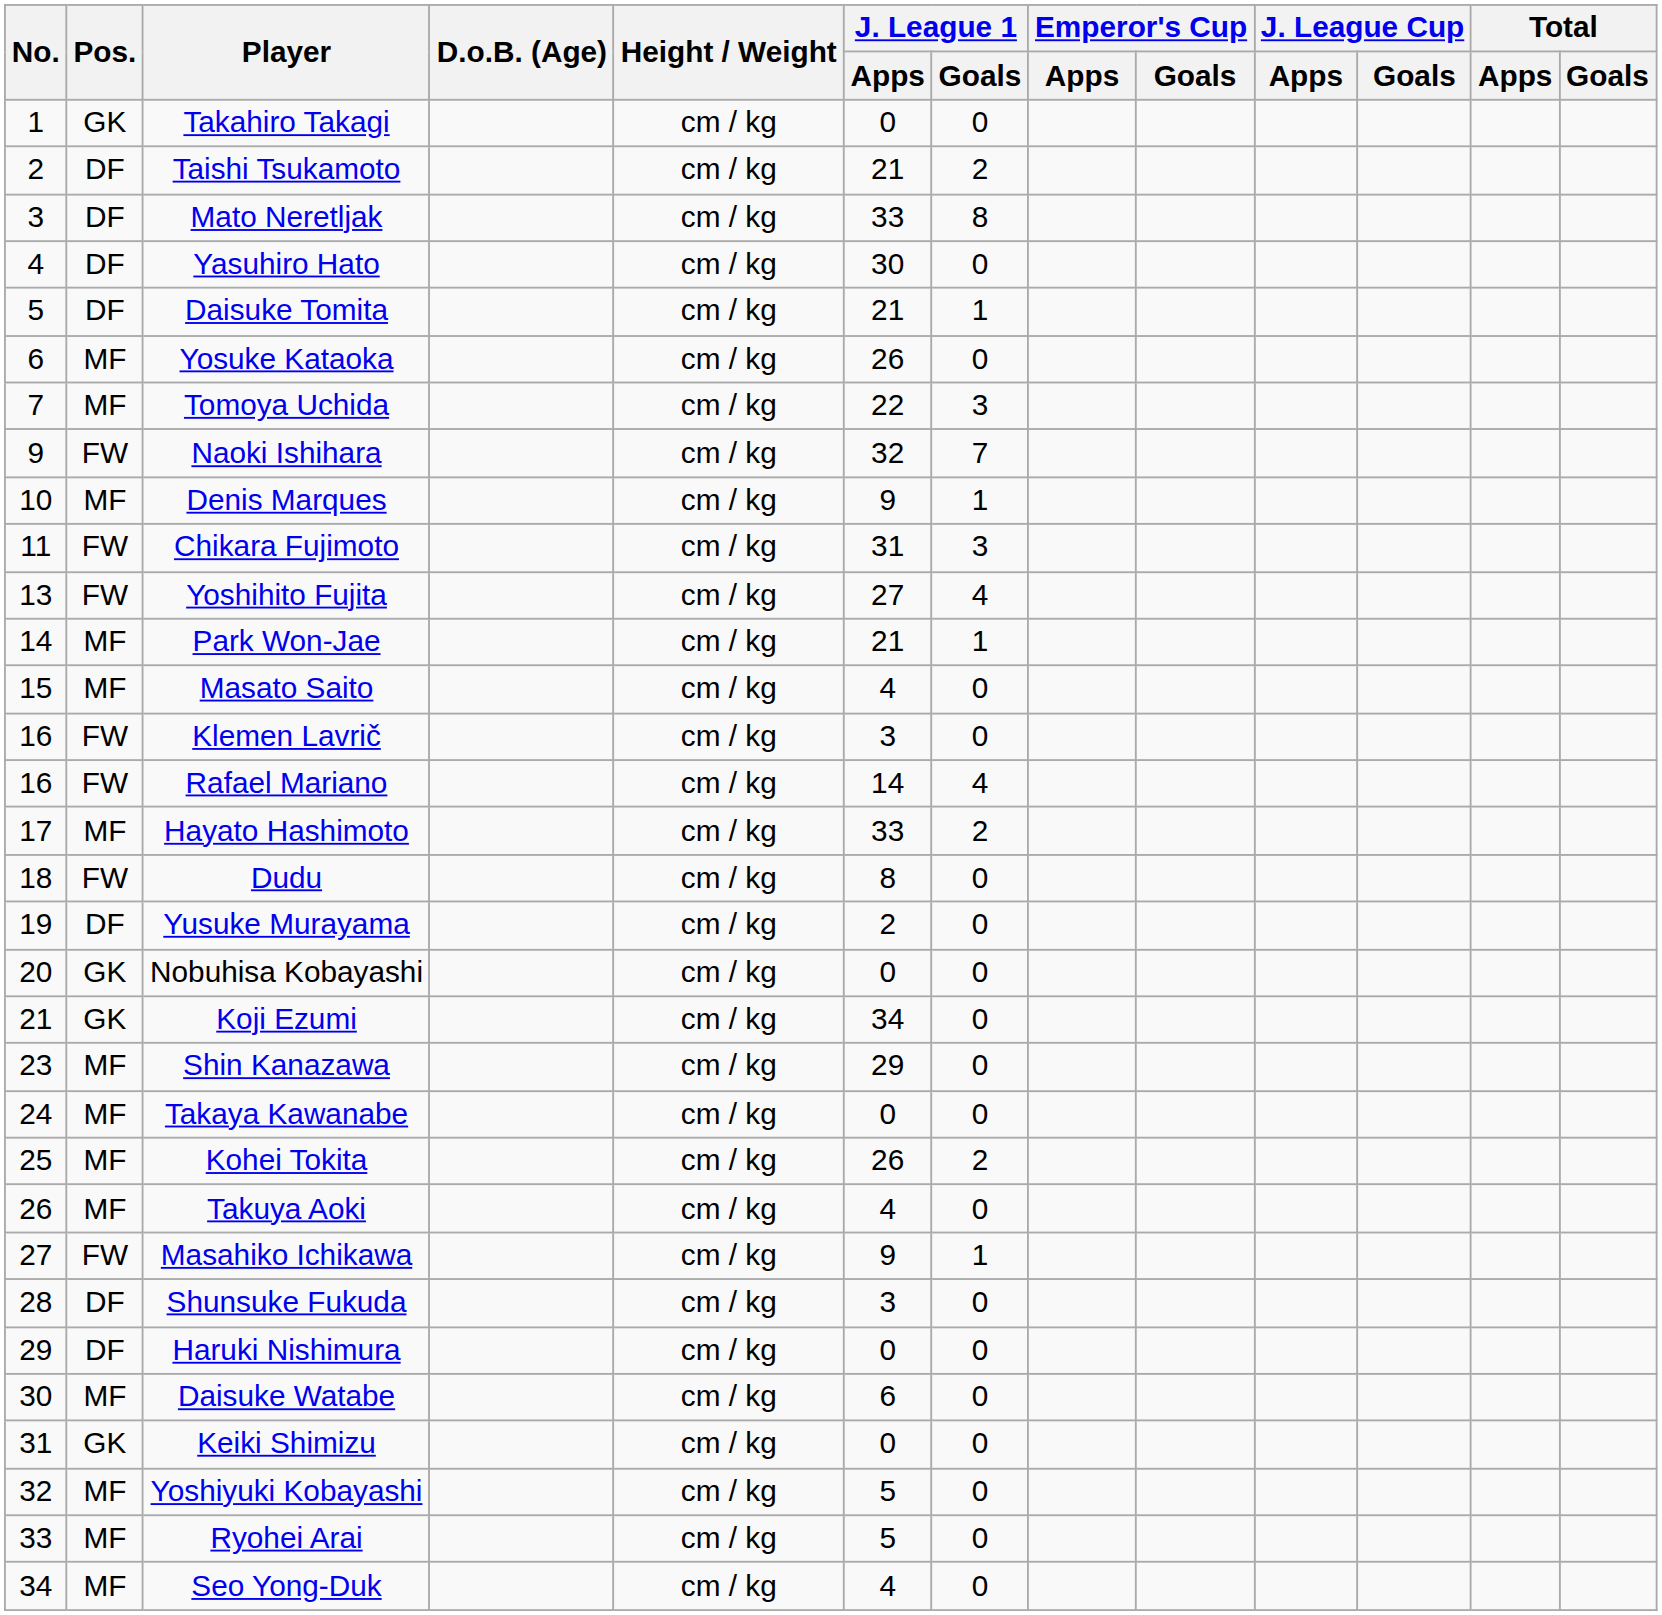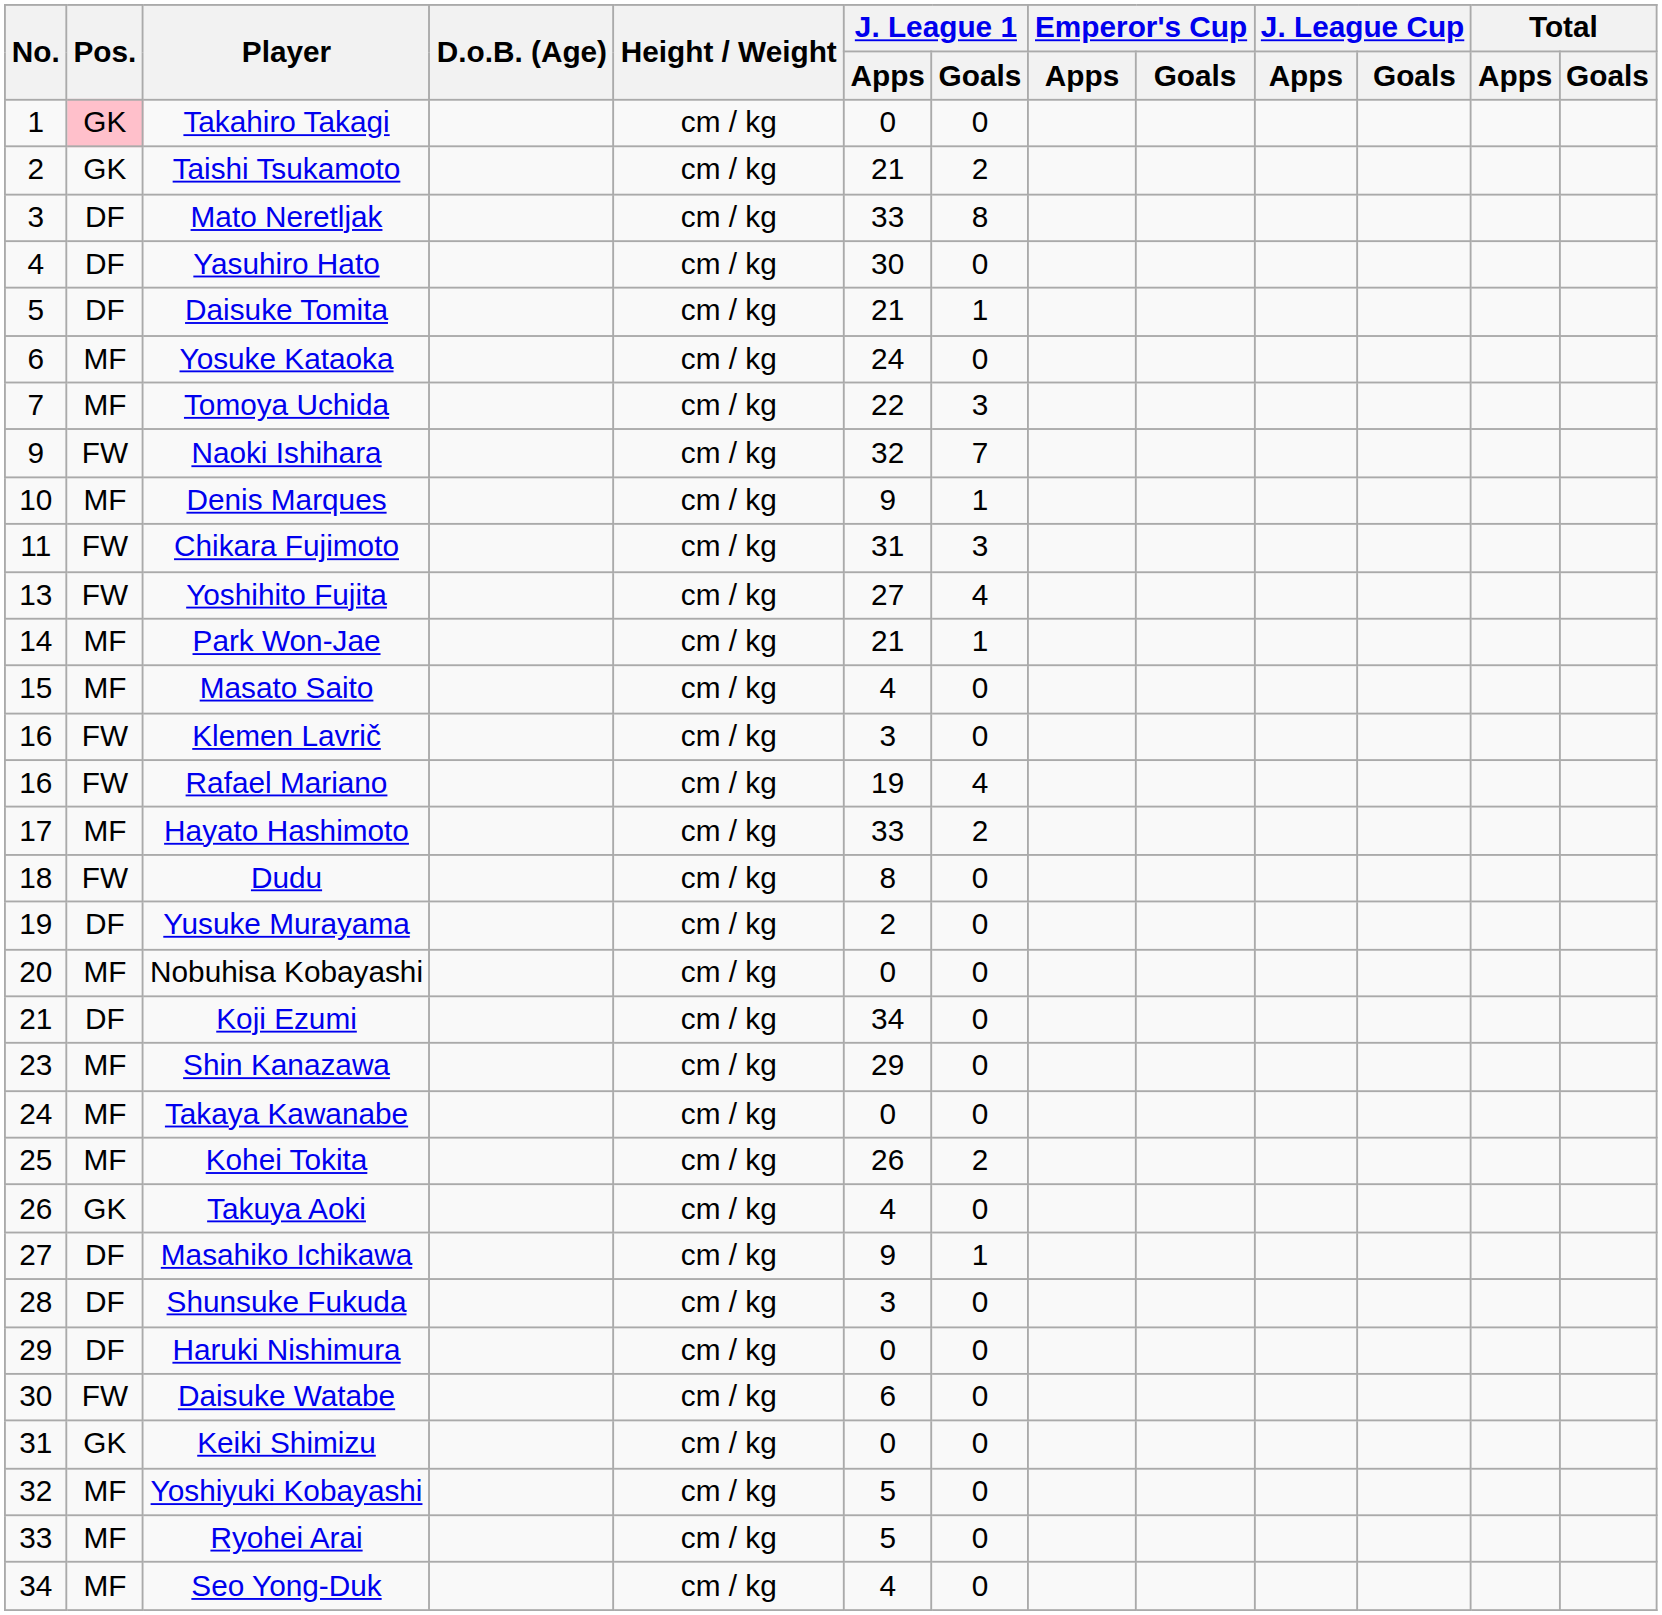(105, 122) no background -> (105, 122) pink background
(105, 169) DF -> (105, 169) GK
(888, 358) 26 -> (888, 358) 24
(888, 783) 14 -> (888, 783) 19
(105, 972) GK -> (105, 972) MF
(105, 1019) GK -> (105, 1019) DF
(105, 1208) MF -> (105, 1208) GK
(105, 1255) FW -> (105, 1255) DF
(105, 1396) MF -> (105, 1396) FW
